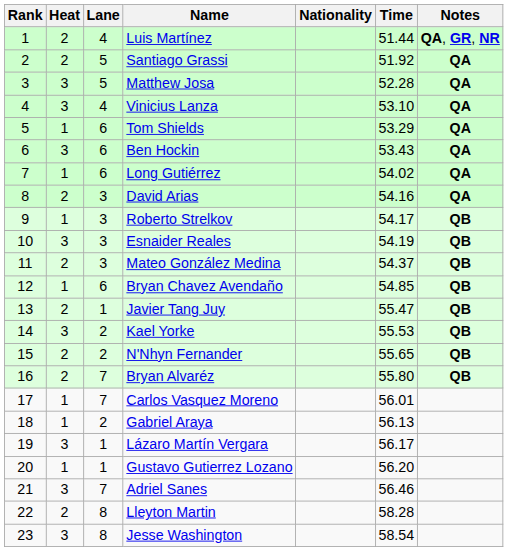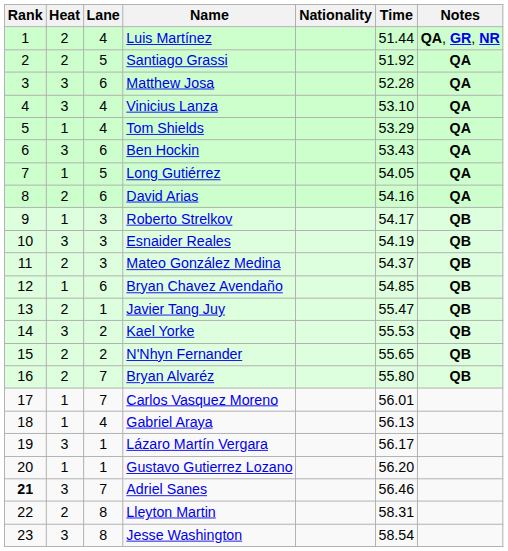(103, 83) 5 -> (103, 83) 6
(103, 128) 6 -> (103, 128) 4
(103, 173) 6 -> (103, 173) 5
(396, 173) 54.02 -> (396, 173) 54.05
(103, 196) 3 -> (103, 196) 6
(103, 422) 2 -> (103, 422) 4
(25, 490) normal -> (25, 490) bold
(396, 512) 58.28 -> (396, 512) 58.31
